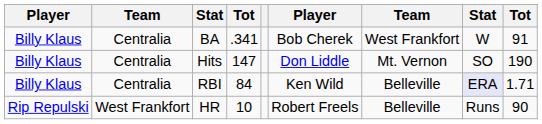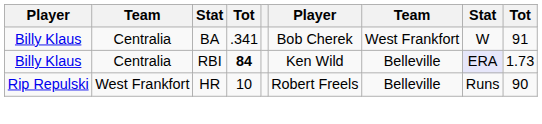- row: (210, 61)
(244, 84) normal -> (244, 61) bold
(520, 84) 1.71 -> (520, 61) 1.73
